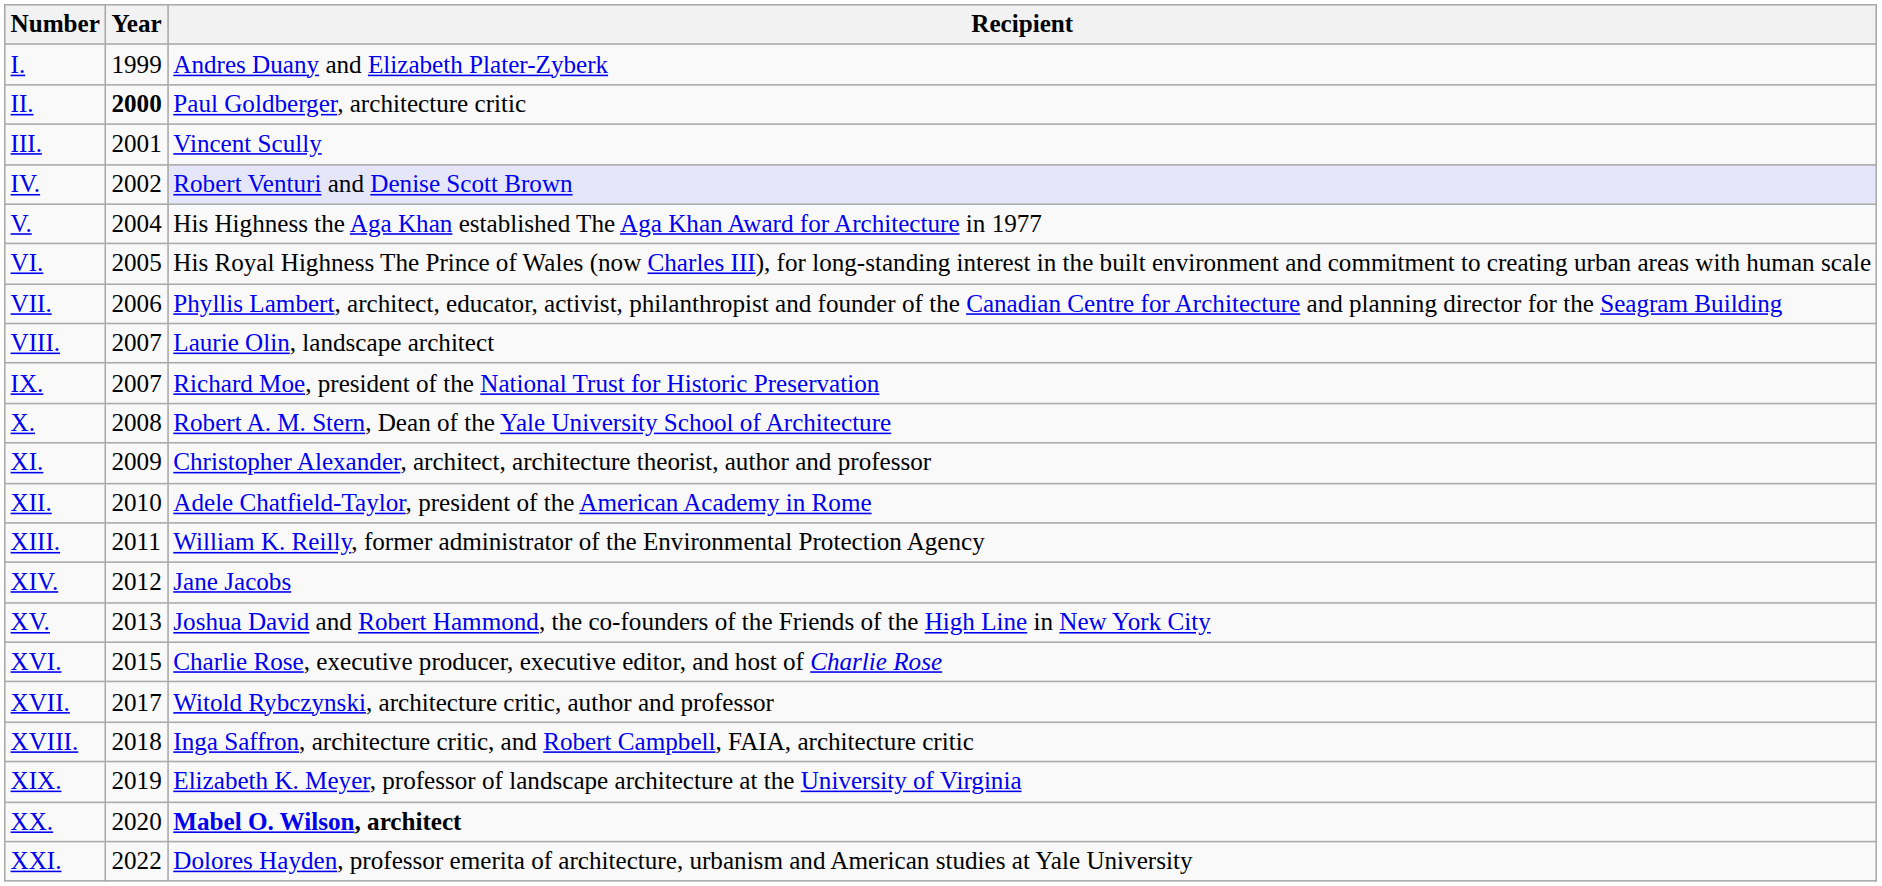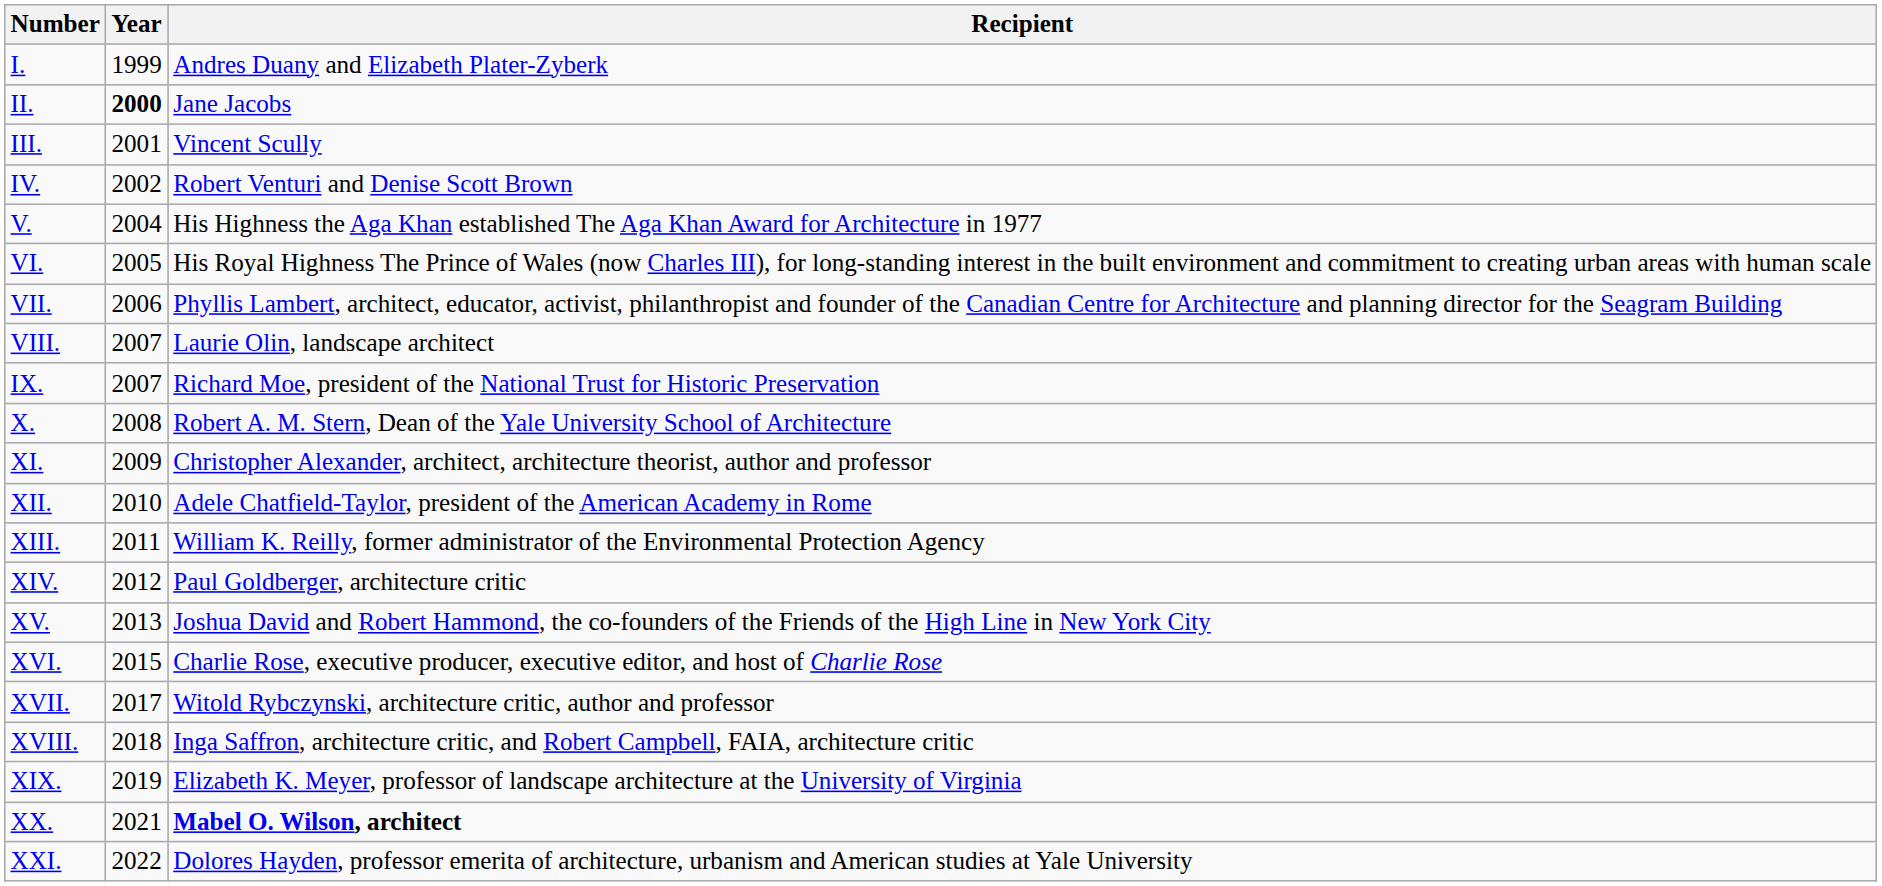(350, 104) Paul Goldberger, architecture critic -> (232, 104) Jane Jacobs
(373, 183) lavender background -> (373, 183) no background
(232, 582) Jane Jacobs -> (350, 582) Paul Goldberger, architecture critic
(137, 821) 2020 -> (137, 821) 2021
